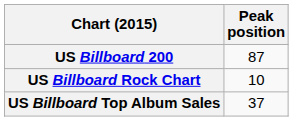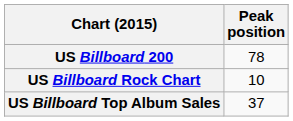(256, 56) 87 -> (256, 56) 78
